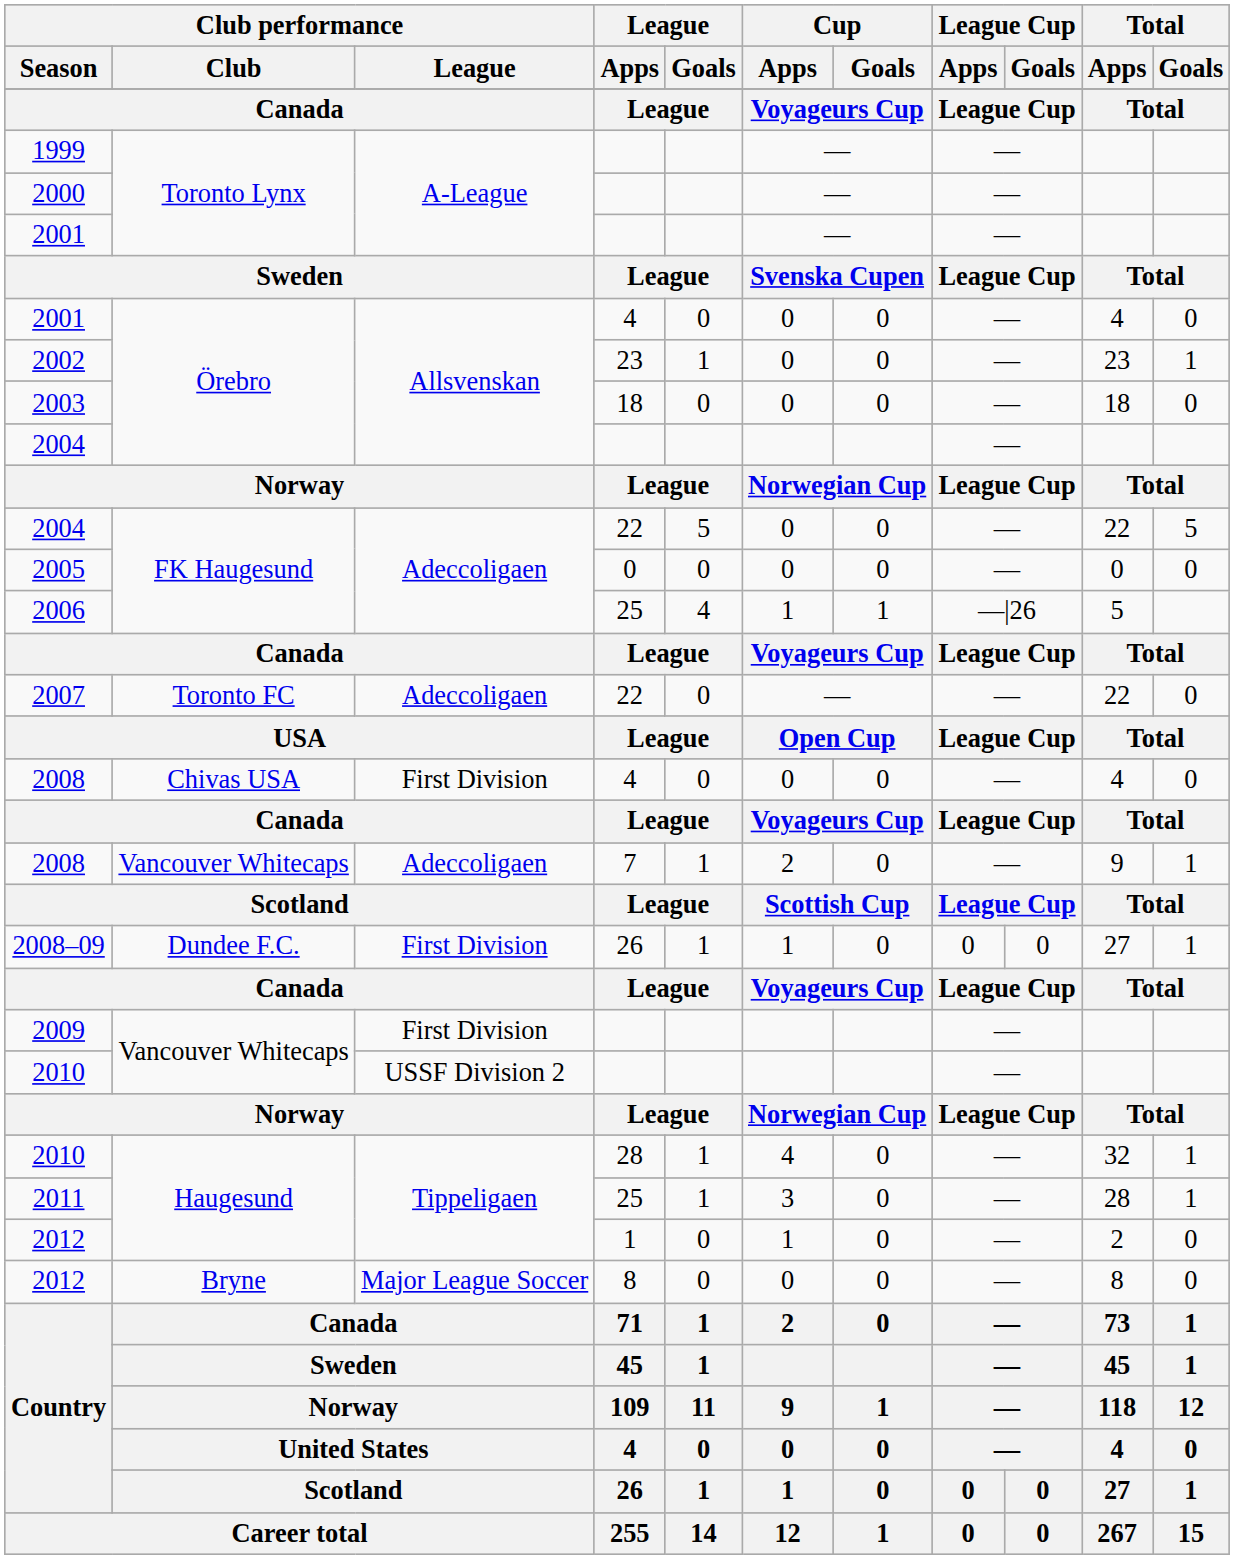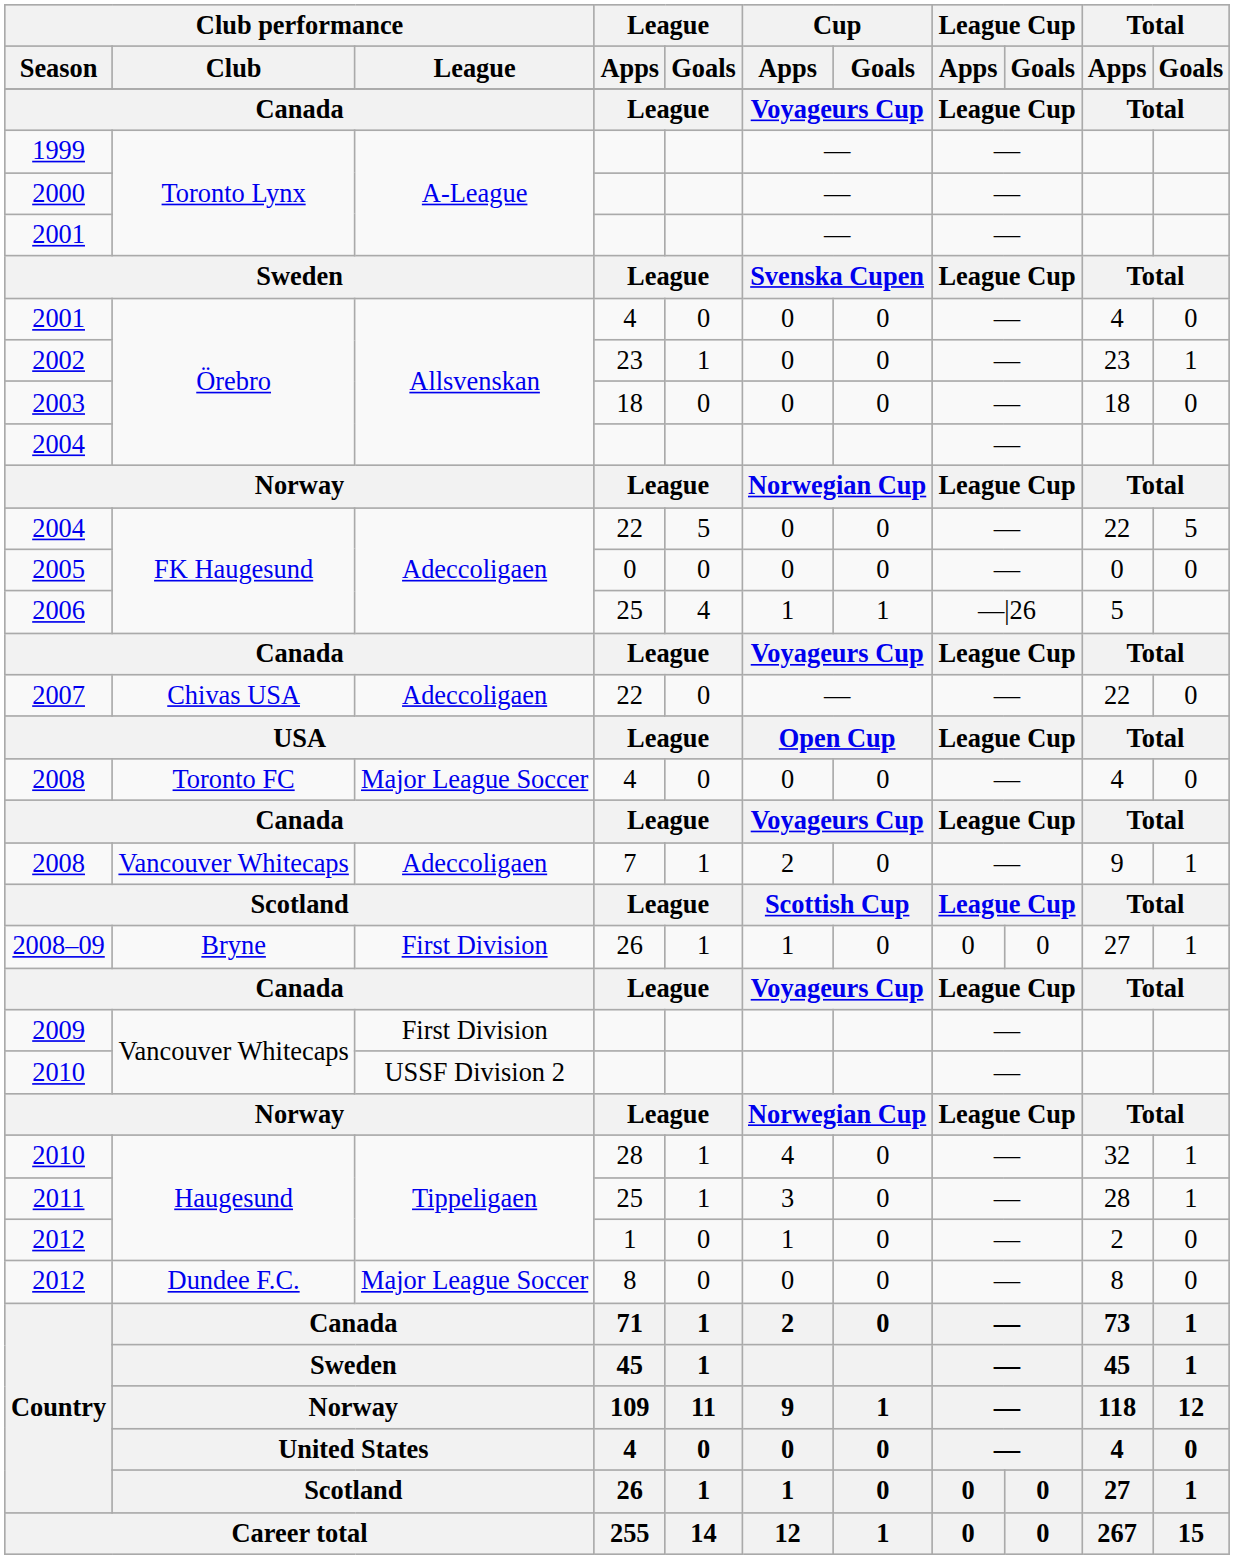(234, 695) Toronto FC -> (234, 695) Chivas USA
(234, 779) Chivas USA -> (234, 779) Toronto FC
(475, 779) First Division -> (475, 779) Major League Soccer
(234, 946) Dundee F.C. -> (234, 946) Bryne
(234, 1281) Bryne -> (234, 1281) Dundee F.C.
